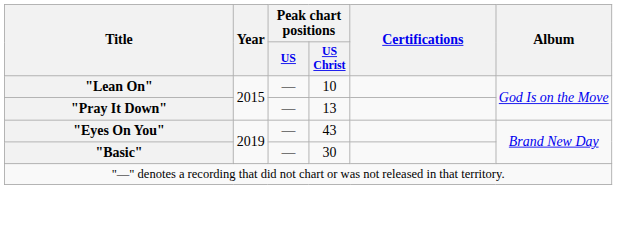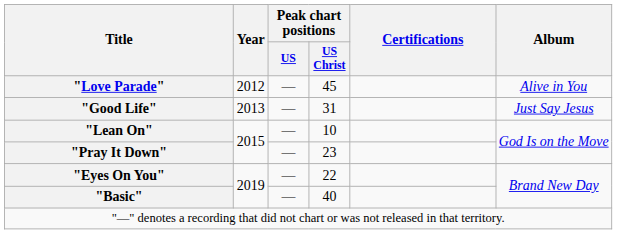+ row: (119, 86)
+ row: (119, 108)
(329, 108) 13 -> (329, 152) 23
(329, 130) 43 -> (329, 175) 22
(329, 152) 30 -> (329, 197) 40
